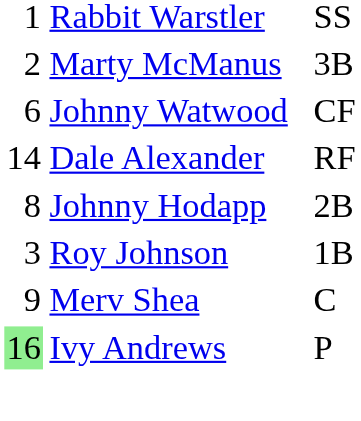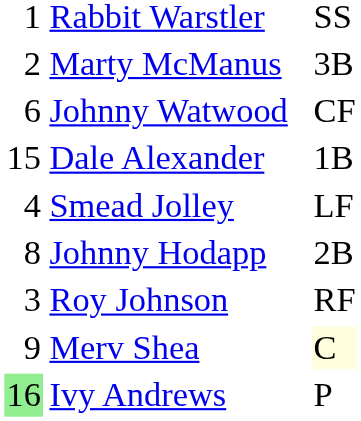(24, 158) 14 -> (24, 158) 15
(335, 158) RF -> (334, 158) 1B
+ row: (142, 205)
(334, 252) 1B -> (335, 300) RF
(325, 300) no background -> (325, 347) lightyellow background
